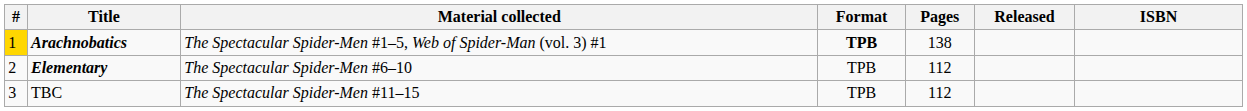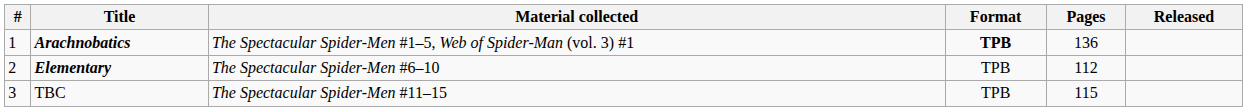- column: (1159, 17)
(12, 42) gold background -> (12, 42) no background
(940, 42) 138 -> (1086, 42) 136
(940, 93) 112 -> (1086, 93) 115
